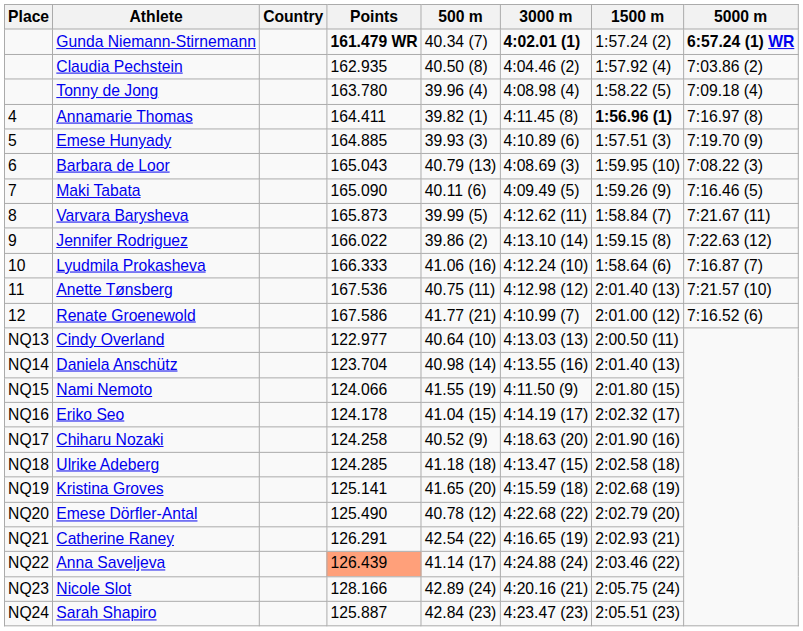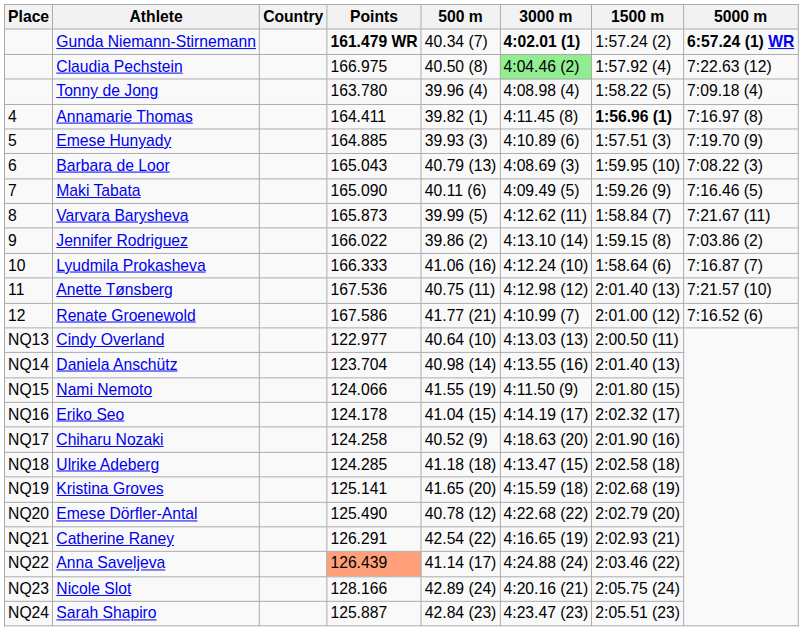(359, 66) 162.935 -> (359, 66) 166.975
(541, 66) no background -> (541, 66) lightgreen background
(725, 66) 7:03.86 (2) -> (729, 66) 7:22.63 (12)
(729, 240) 7:22.63 (12) -> (725, 240) 7:03.86 (2)
